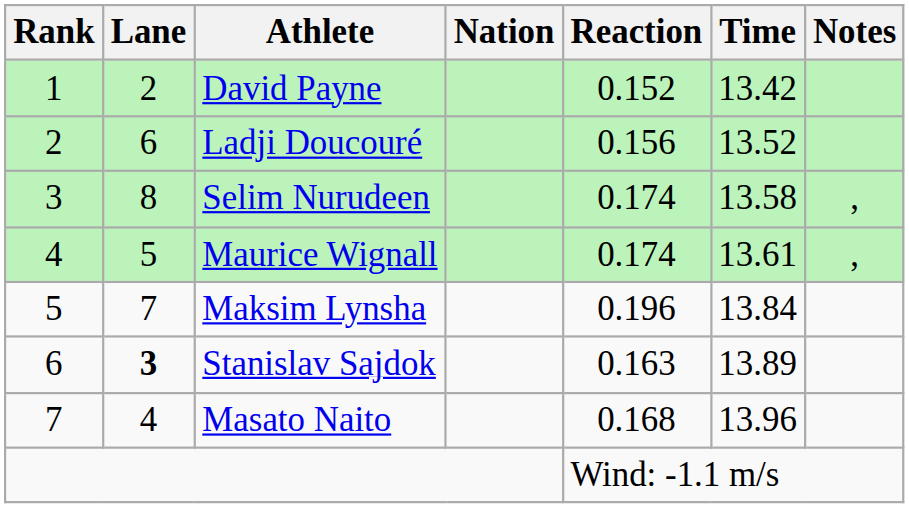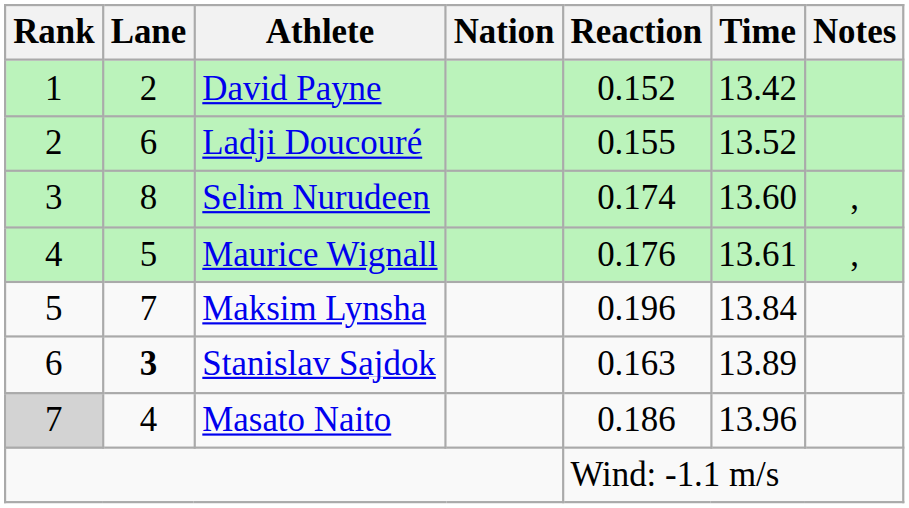(636, 142) 0.156 -> (636, 142) 0.155
(758, 198) 13.58 -> (758, 198) 13.60
(636, 253) 0.174 -> (636, 253) 0.176
(54, 419) no background -> (54, 419) lightgrey background
(636, 419) 0.168 -> (636, 419) 0.186
